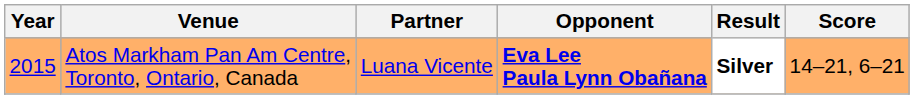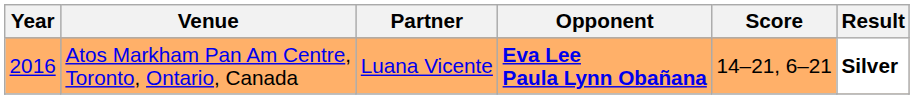columns swapped: (847, 21) <-> (748, 21)
(33, 66) 2015 -> (33, 66) 2016
